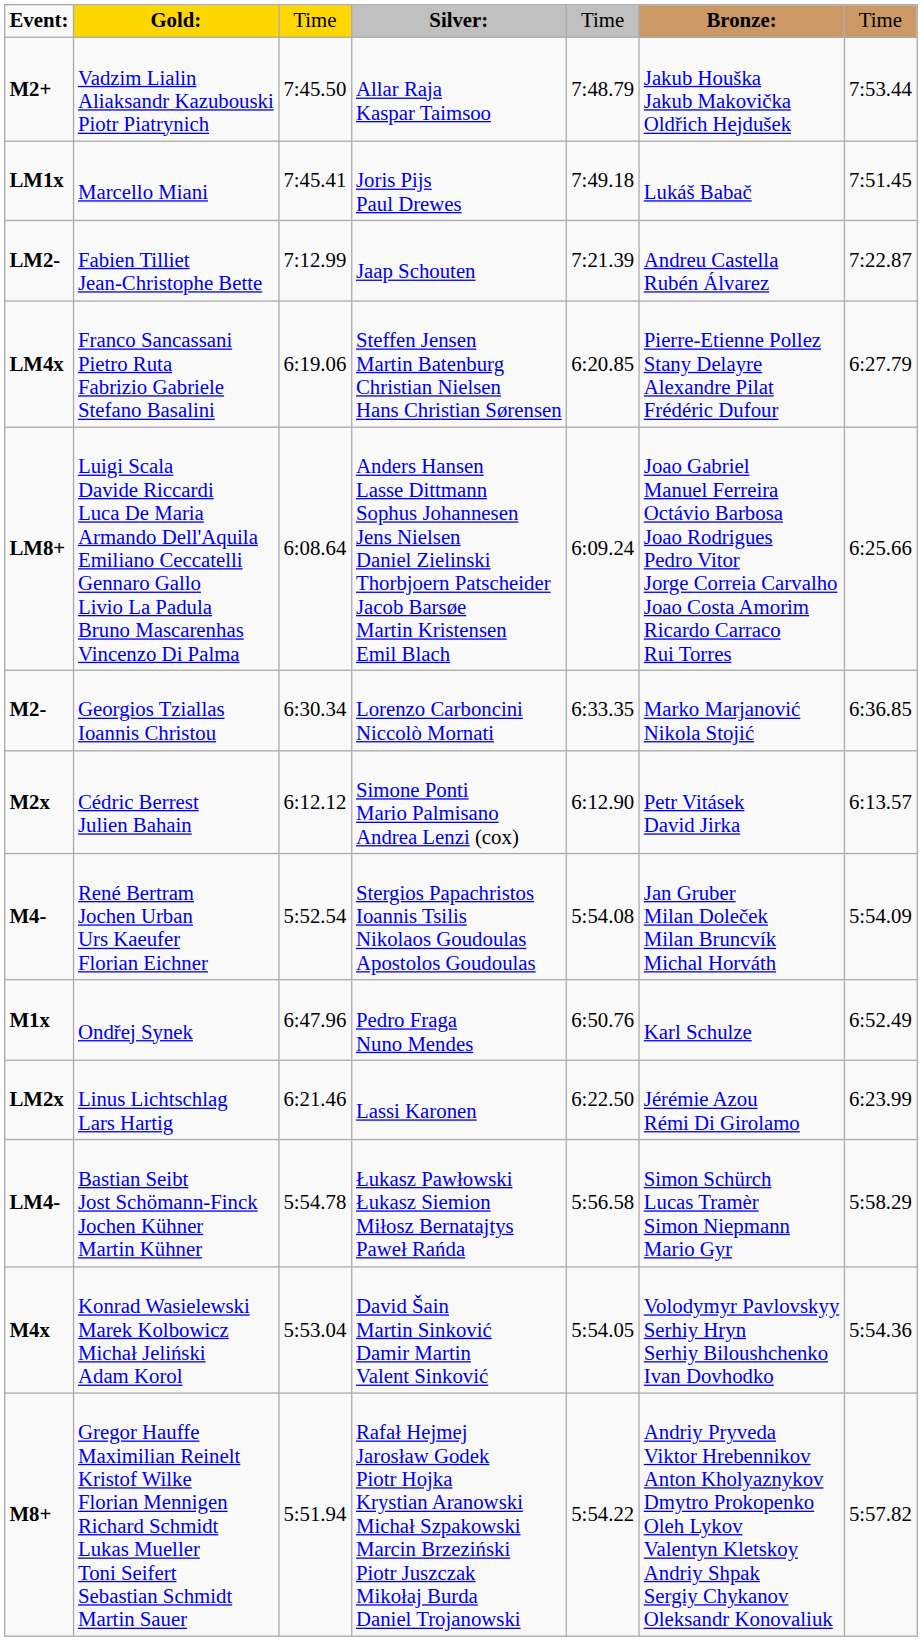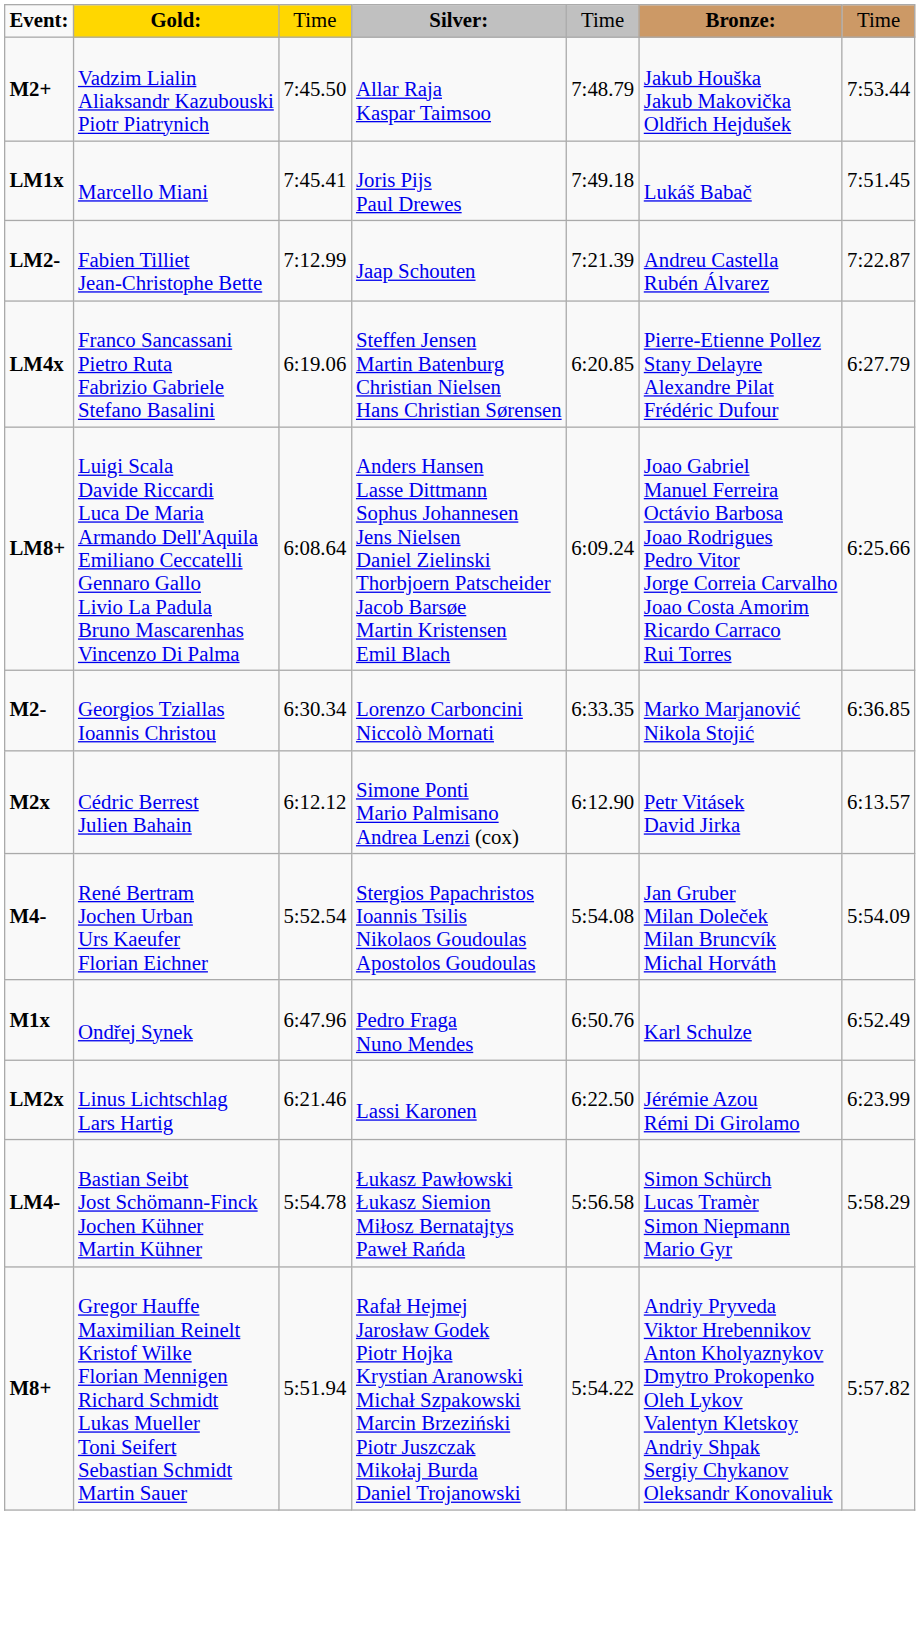- row: (30, 1329)
